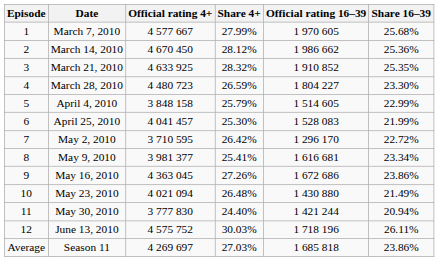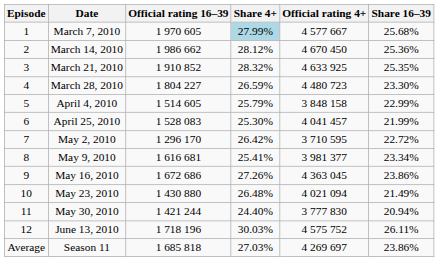columns swapped: (170, 13) <-> (316, 13)
(239, 31) no background -> (255, 31) lightblue background
